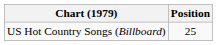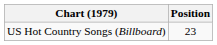(190, 31) 25 -> (190, 31) 23
